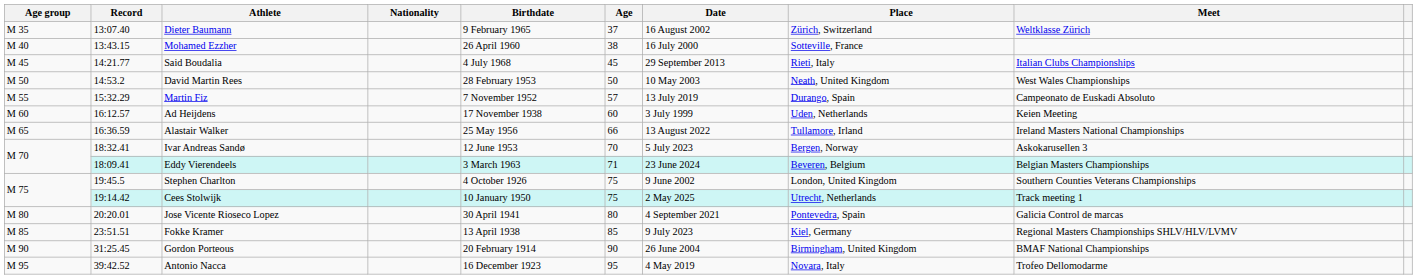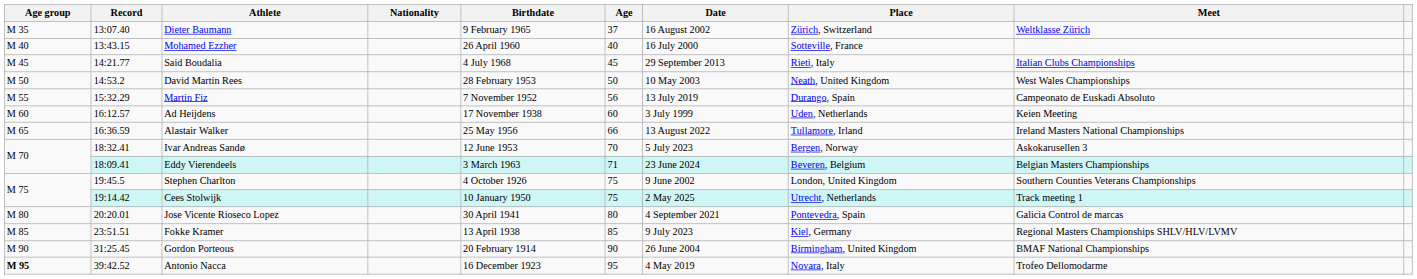(613, 47) 38 -> (613, 47) 40
(613, 97) 57 -> (613, 97) 56
(18, 266) normal -> (18, 266) bold
